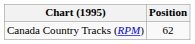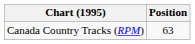(168, 30) 62 -> (168, 30) 63
